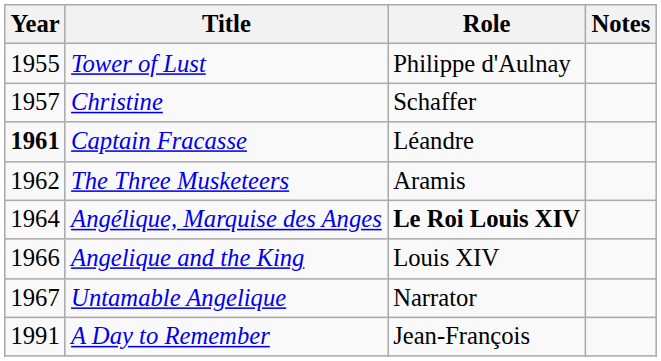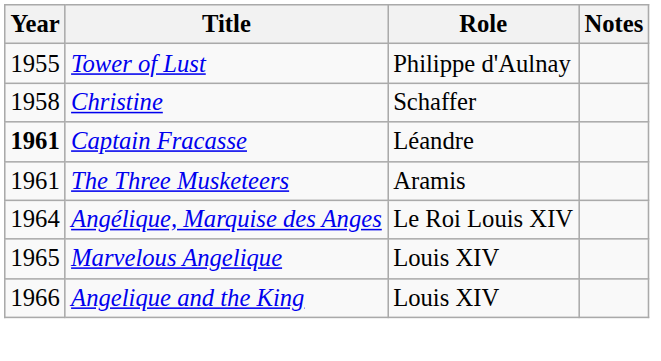(35, 102) 1957 -> (35, 102) 1958
(35, 180) 1962 -> (35, 180) 1961
(487, 219) bold -> (483, 219) normal
+ row: (177, 258)
- row: (179, 297)
- row: (170, 336)
